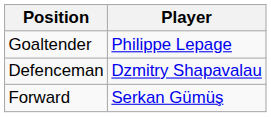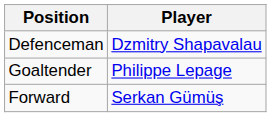rows swapped: (50, 44) <-> (56, 71)
